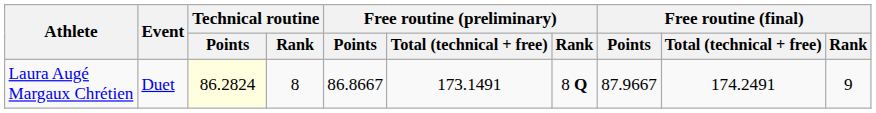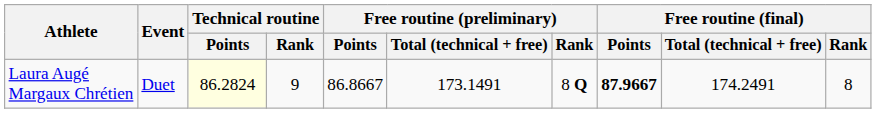(295, 84) 8 -> (295, 84) 9
(629, 84) normal -> (629, 84) bold
(848, 84) 9 -> (848, 84) 8
